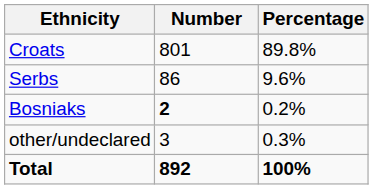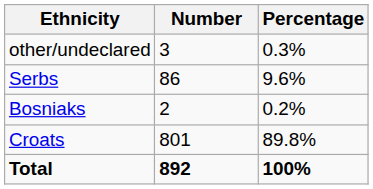rows swapped: (37, 49) <-> (80, 139)
(165, 109) bold -> (165, 109) normal
